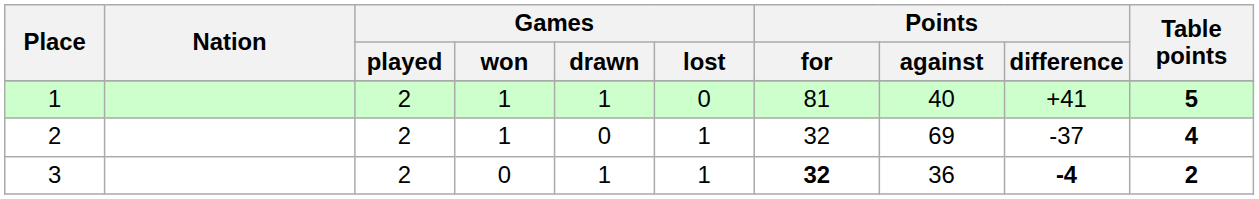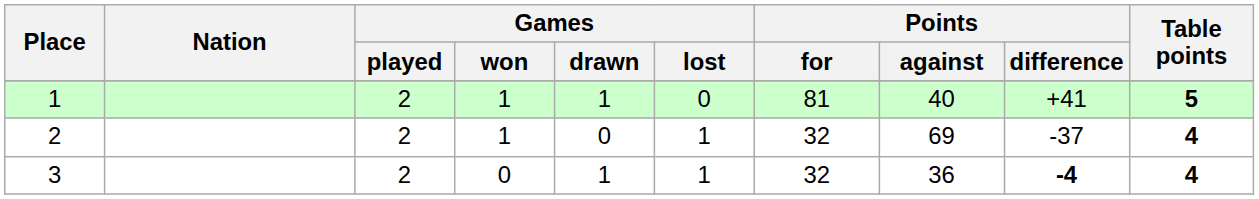(817, 174) bold -> (817, 174) normal
(1192, 174) 2 -> (1192, 174) 4
